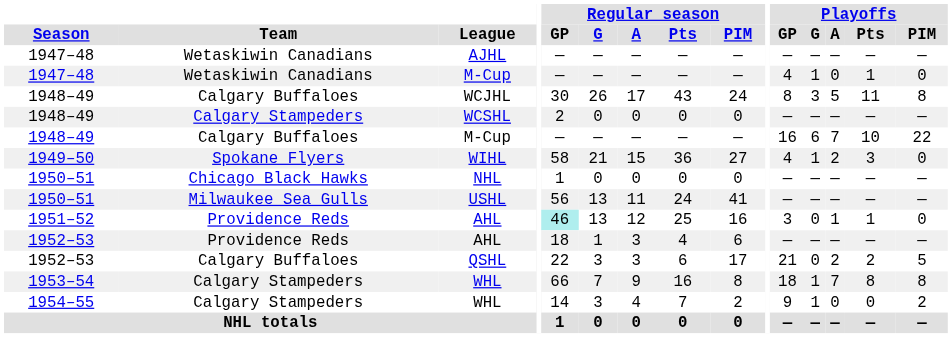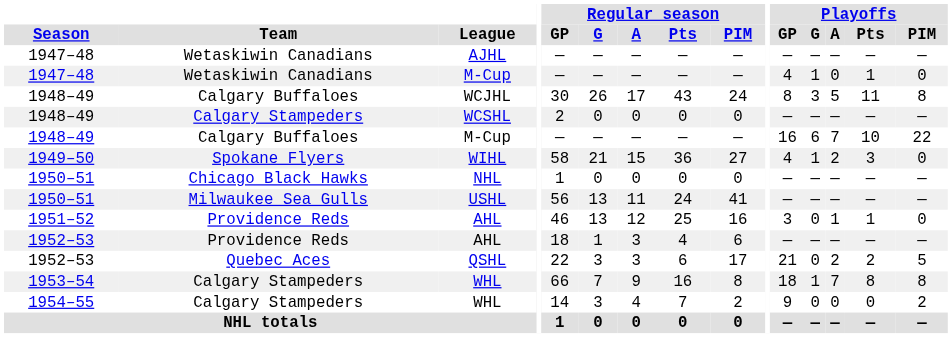(560, 220) paleturquoise background -> (560, 220) no background
(278, 261) Calgary Buffaloes -> (278, 261) Quebec Aces
(815, 302) 1 -> (815, 302) 0
